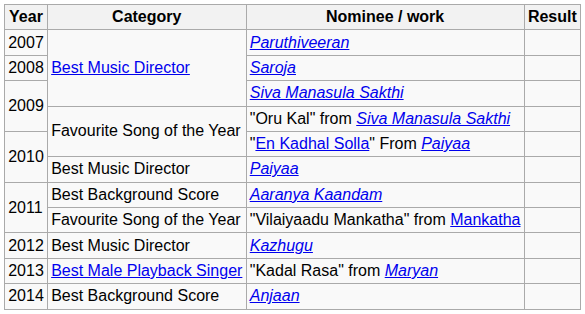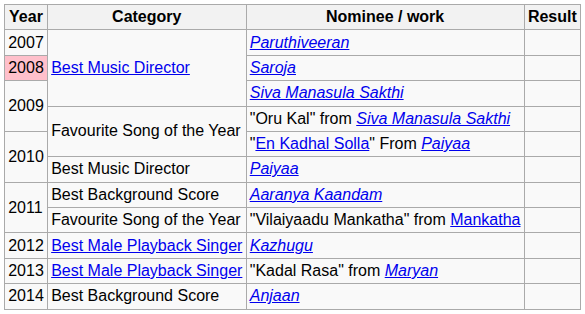(26, 67) no background -> (26, 67) pink background
(121, 245) Best Music Director -> (147, 245) Best Male Playback Singer
